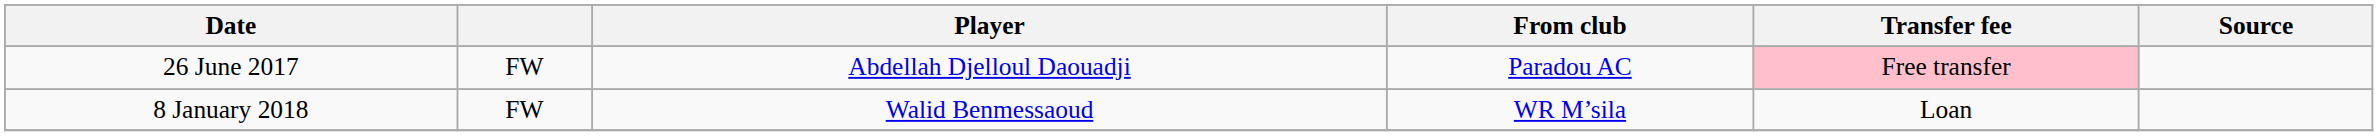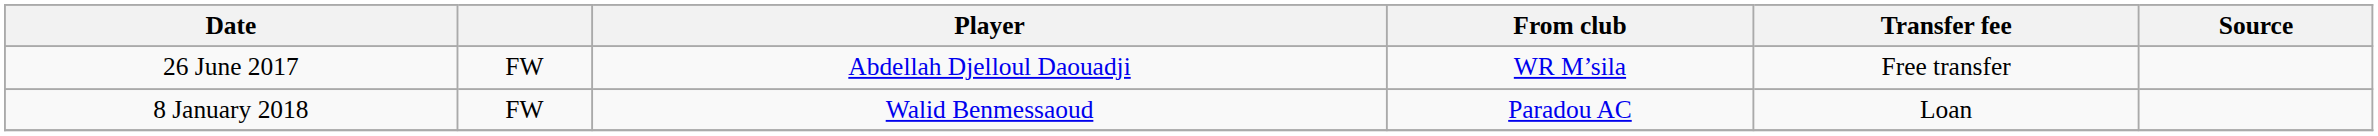(1570, 67) Paradou AC -> (1570, 67) WR M’sila
(1946, 67) pink background -> (1946, 67) no background
(1570, 108) WR M’sila -> (1570, 108) Paradou AC
